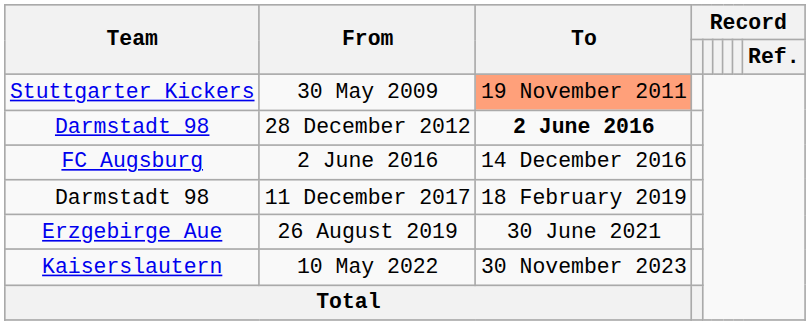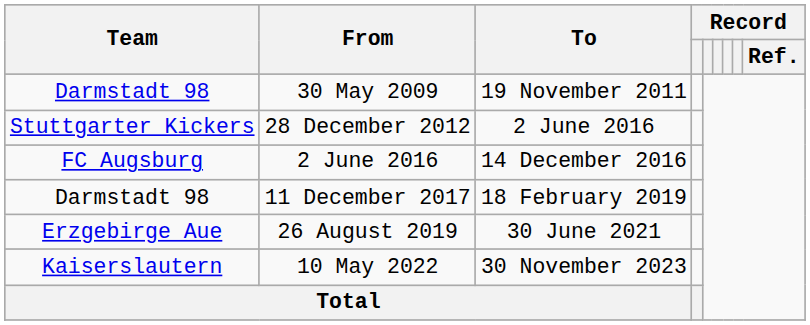(132, 92) Stuttgarter Kickers -> (132, 92) Darmstadt 98
(584, 92) lightsalmon background -> (584, 92) no background
(132, 127) Darmstadt 98 -> (132, 127) Stuttgarter Kickers
(584, 127) bold -> (584, 127) normal
